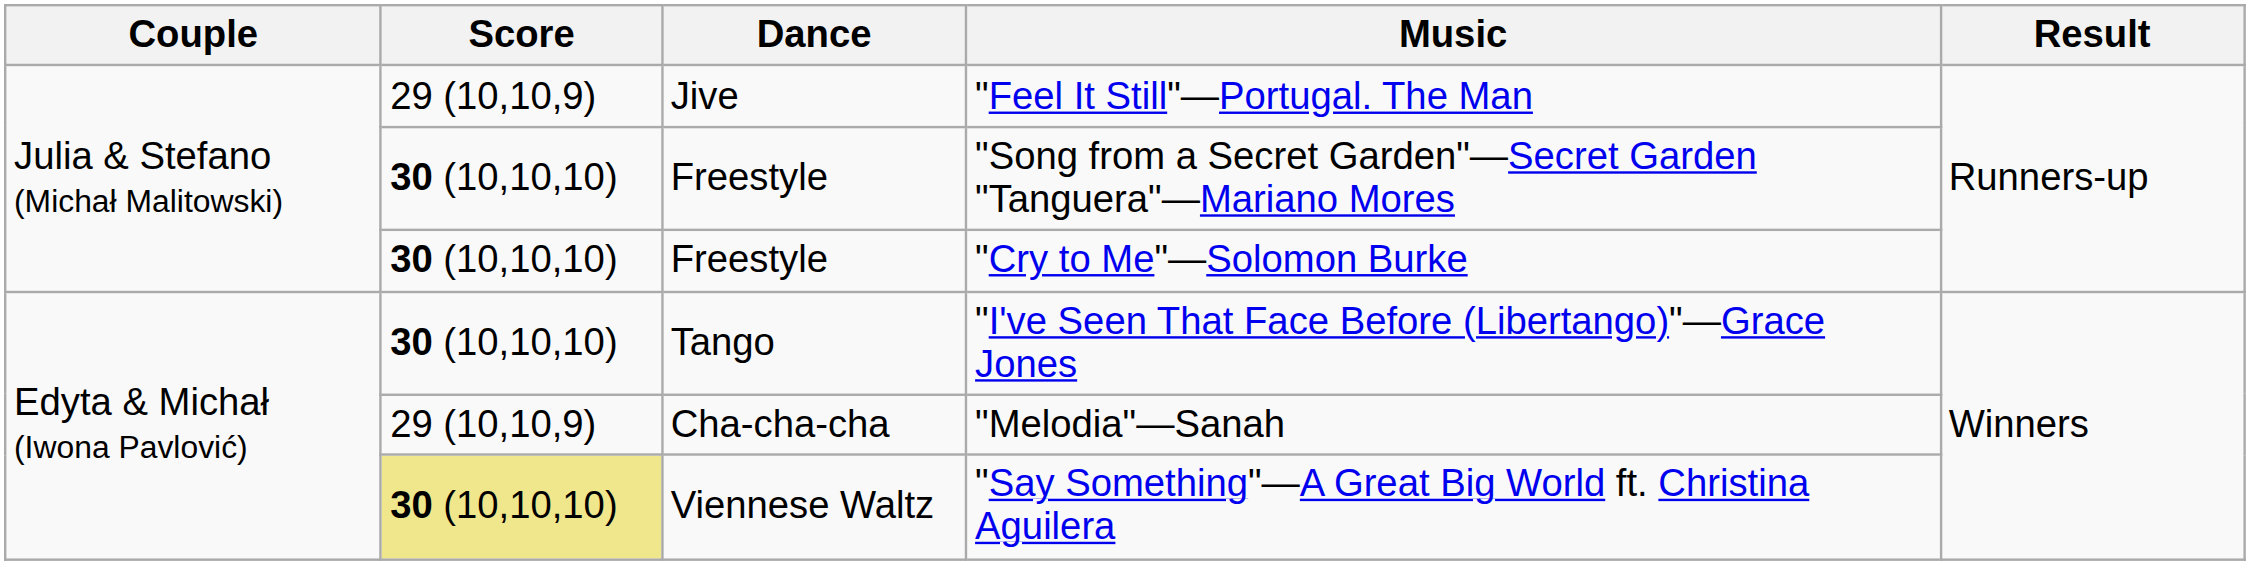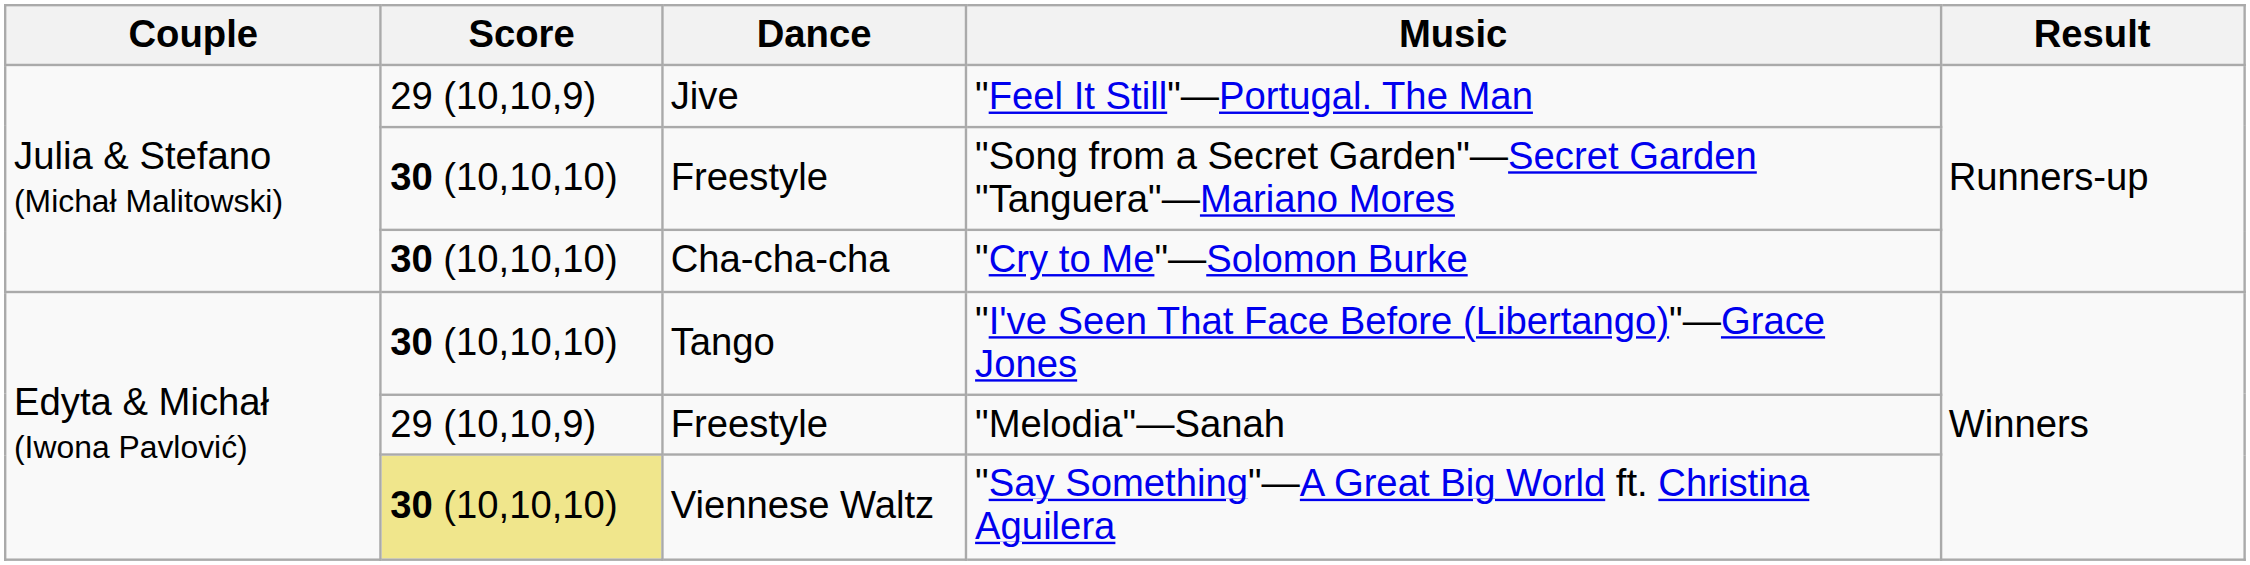(749, 259) Freestyle -> (780, 259) Cha-cha-cha
(780, 424) Cha-cha-cha -> (749, 424) Freestyle
